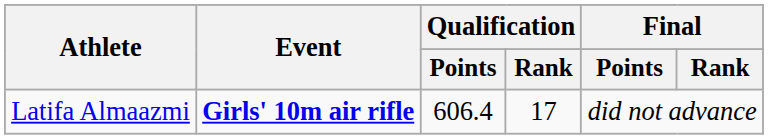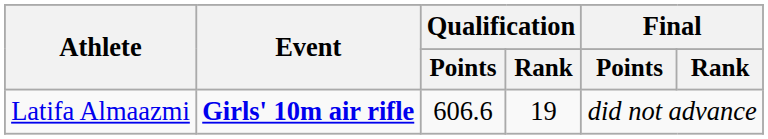(463, 111) 606.4 -> (463, 111) 606.6
(543, 111) 17 -> (543, 111) 19
